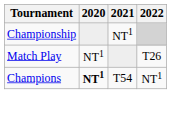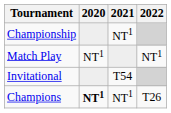(152, 56) T26 -> (152, 56) NT1
+ row: (34, 76)
(123, 78) T54 -> (123, 97) NT1
(152, 78) NT1 -> (152, 96) T26
